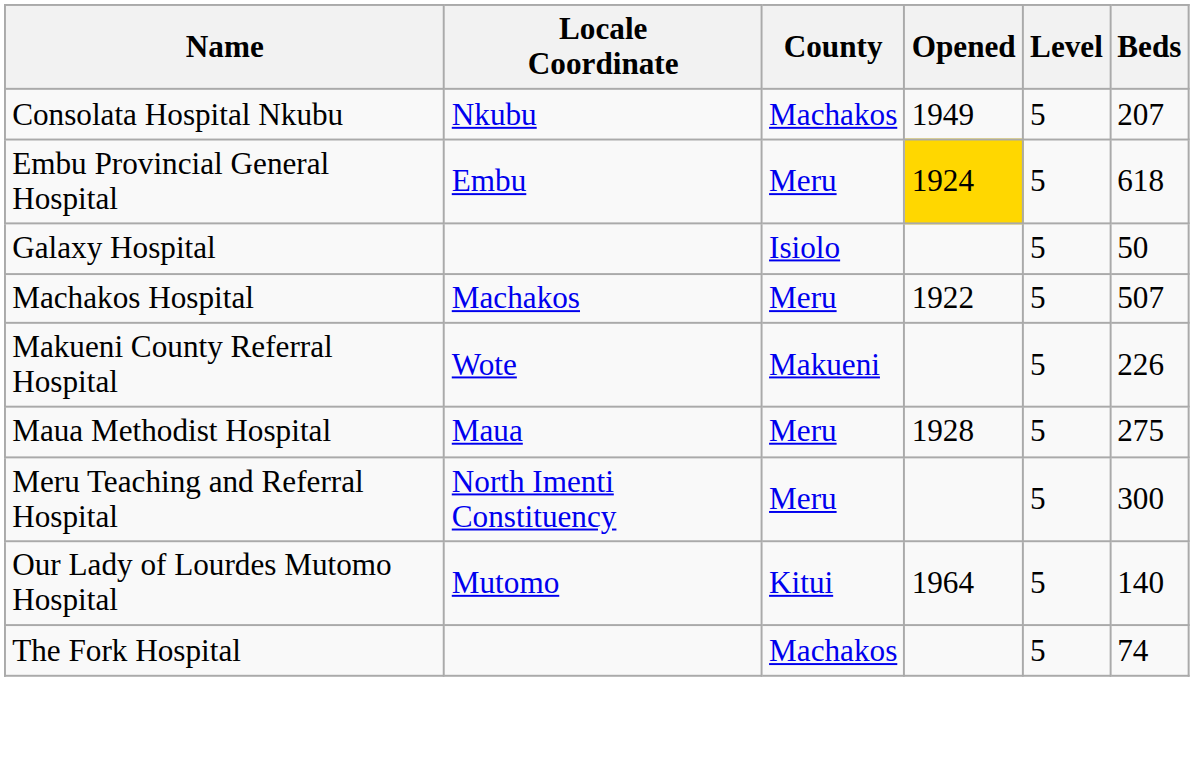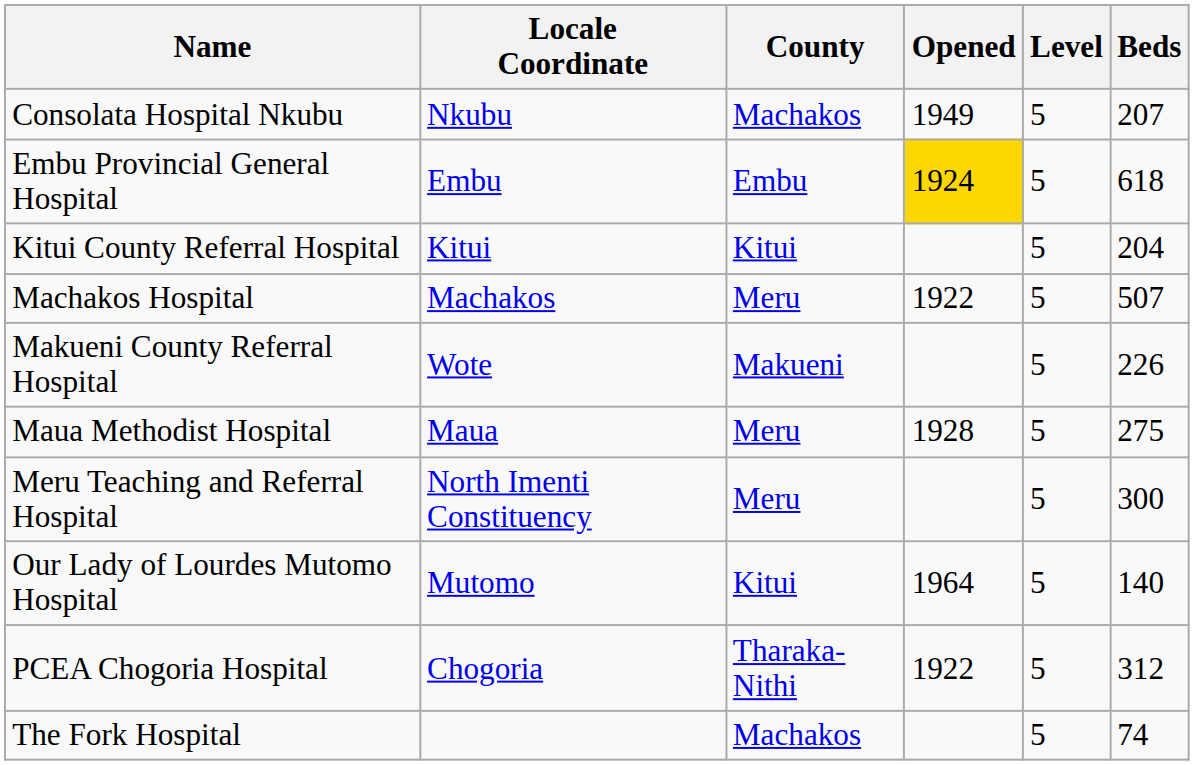(803, 180) Meru -> (770, 180) Embu
- row: (114, 247)
+ row: (206, 247)
+ row: (170, 667)
